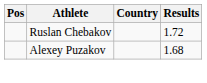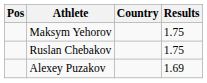+ row: (71, 31)
(174, 31) 1.72 -> (174, 50) 1.75
(174, 50) 1.68 -> (174, 68) 1.69
